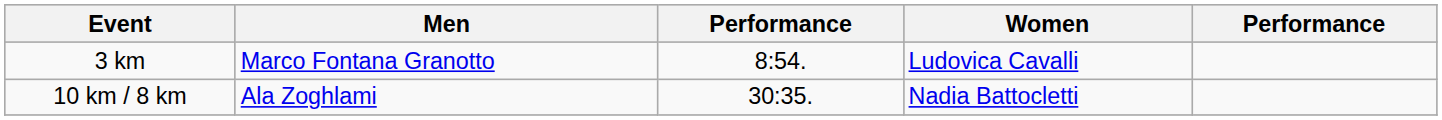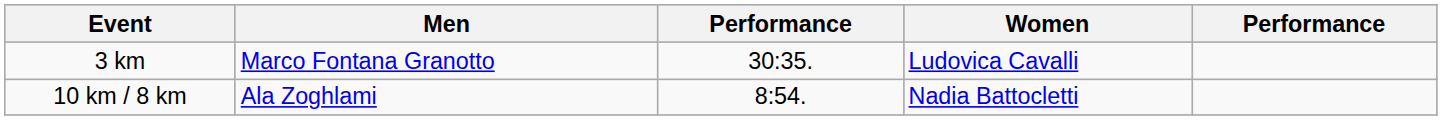(781, 60) 8:54. -> (781, 60) 30:35.
(781, 97) 30:35. -> (781, 97) 8:54.
